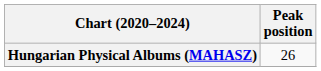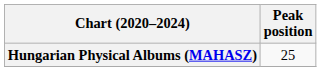(288, 54) 26 -> (288, 54) 25
